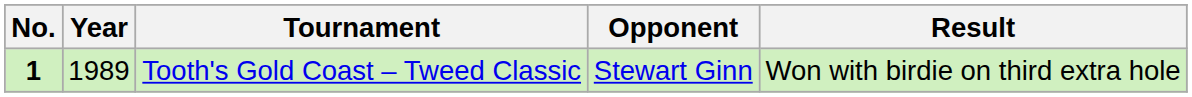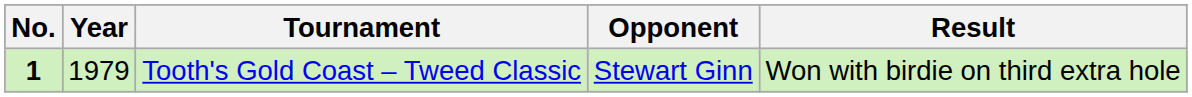(99, 70) 1989 -> (99, 70) 1979
